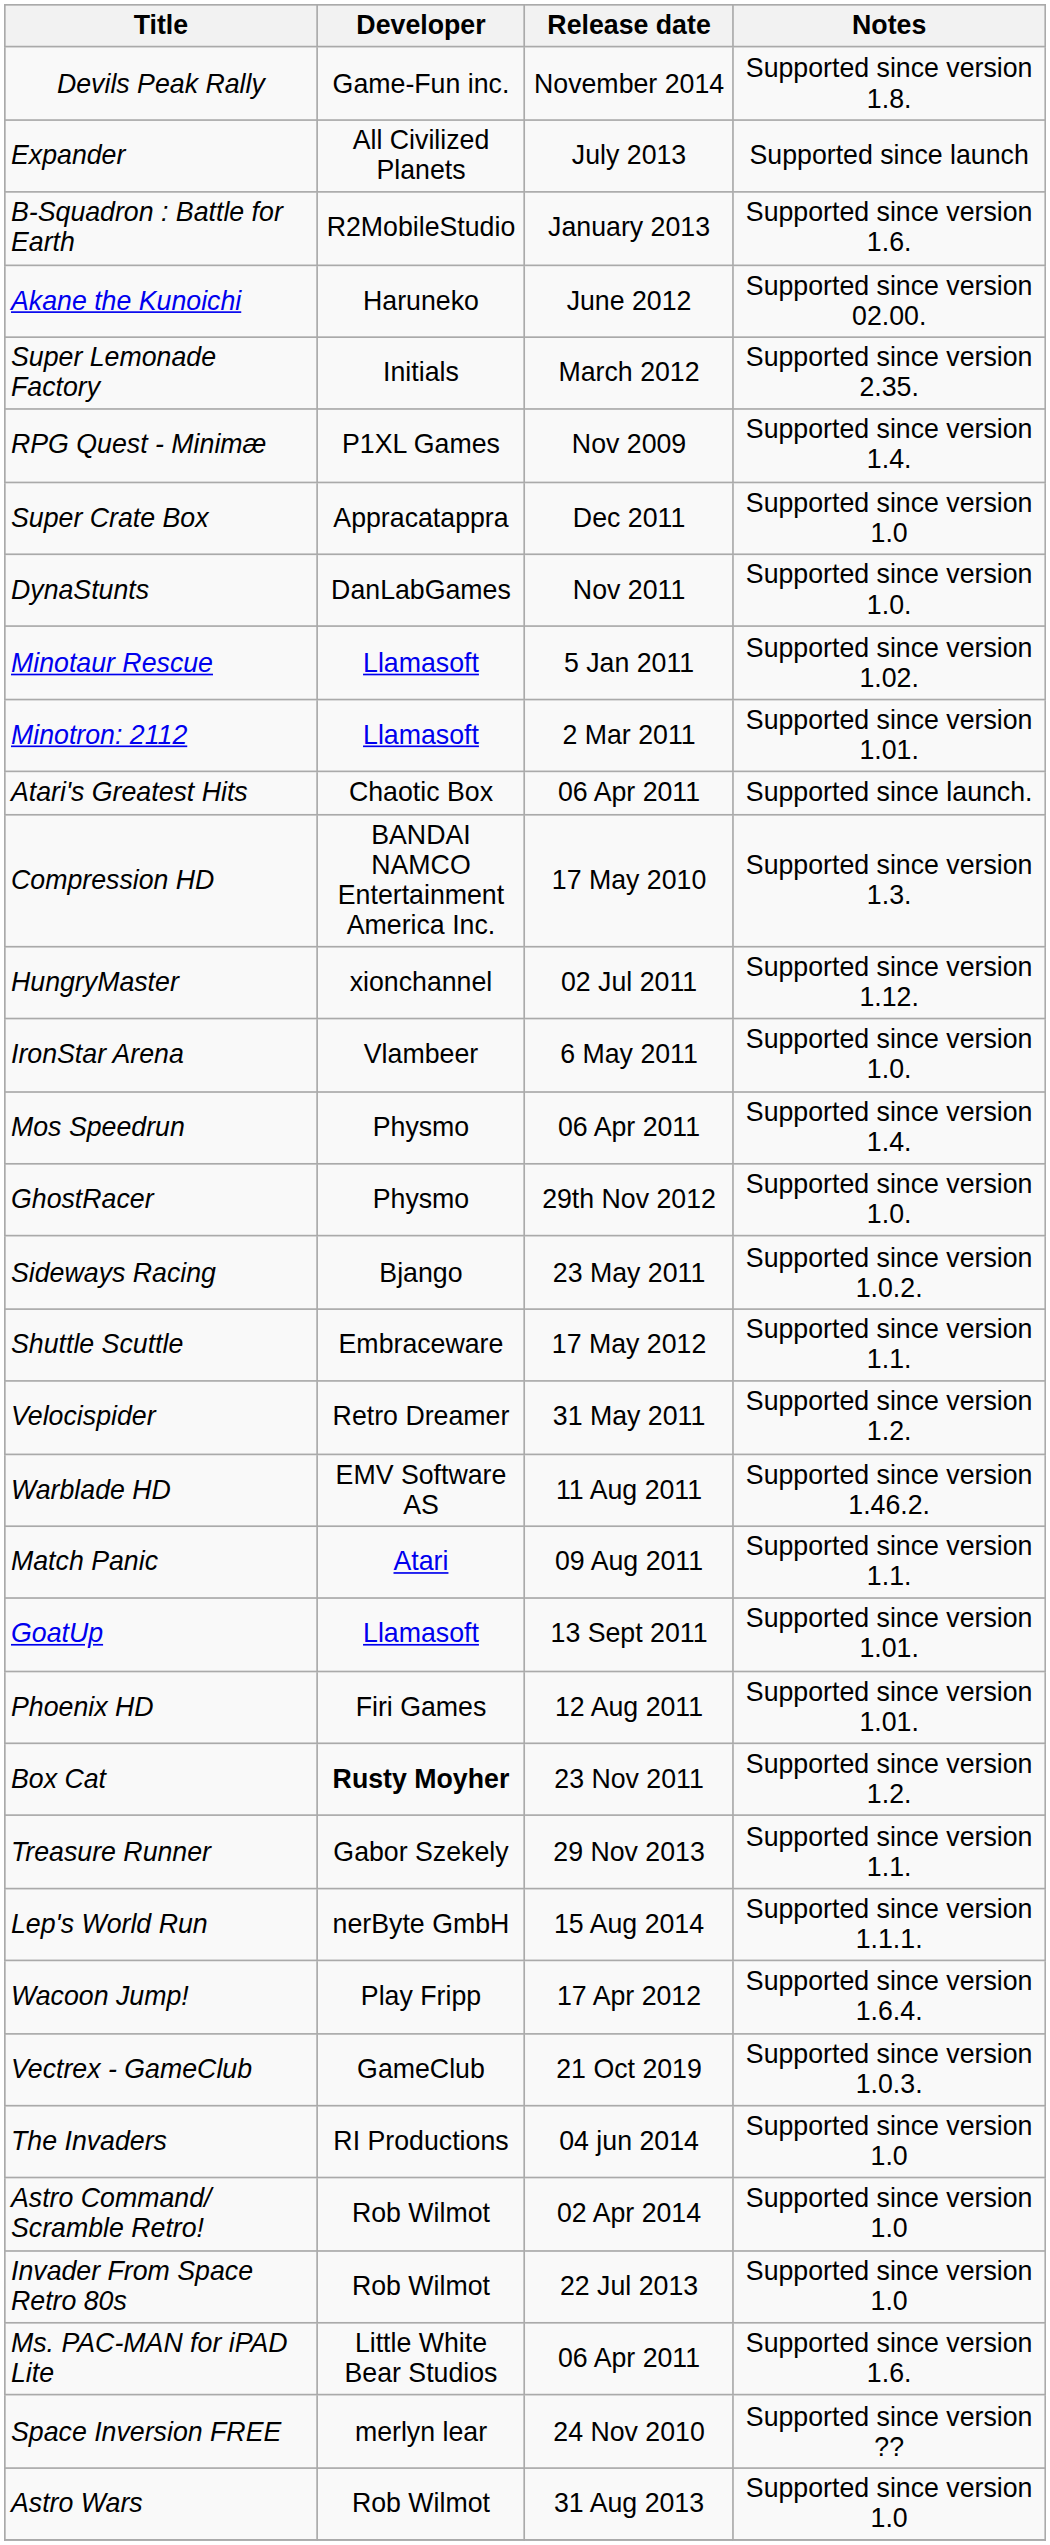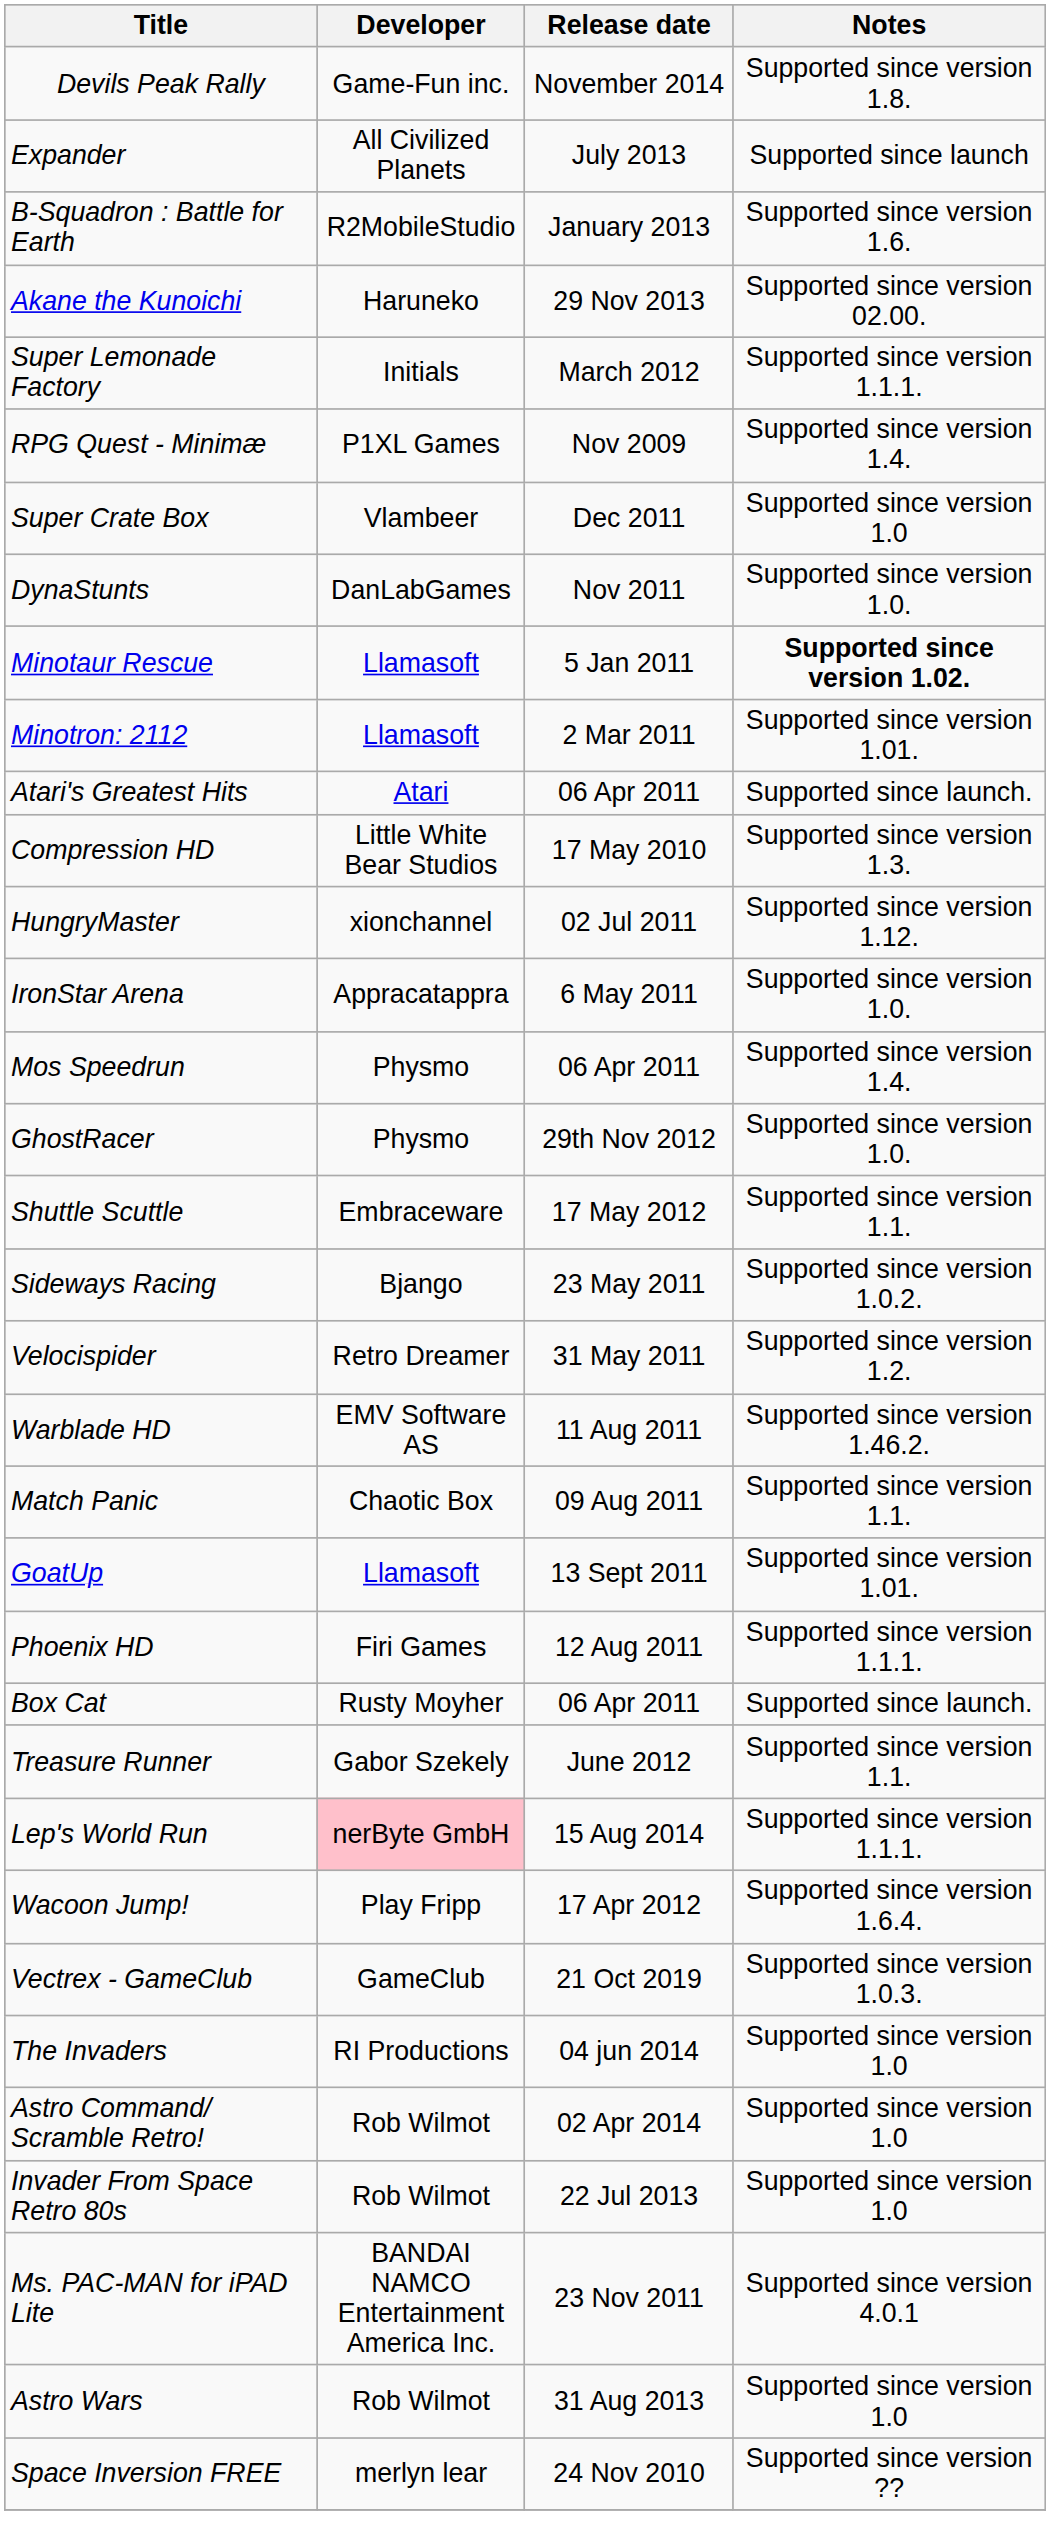(629, 300) June 2012 -> (629, 300) 29 Nov 2013
(889, 372) Supported since version 2.35. -> (889, 372) Supported since version 1.1.1.
(421, 517) Appracatappra -> (421, 517) Vlambeer
(889, 662) normal -> (889, 662) bold
(421, 792) Chaotic Box -> (421, 792) Atari
(421, 879) BANDAI NAMCO Entertainment America Inc. -> (421, 849) Little White Bear Studios
(421, 1054) Vlambeer -> (421, 994) Appracatappra
rows swapped: (97, 1344) <-> (113, 1272)
(421, 1561) Atari -> (421, 1501) Chaotic Box
(889, 1706) Supported since version 1.01. -> (889, 1646) Supported since version 1.1.1.
(421, 1779) bold -> (421, 1704) normal
(629, 1779) 23 Nov 2011 -> (629, 1704) 06 Apr 2011
(889, 1779) Supported since version 1.2. -> (889, 1704) Supported since launch.
(629, 1851) 29 Nov 2013 -> (629, 1761) June 2012
(421, 1924) no background -> (421, 1833) pink background
(421, 2358) Little White Bear Studios -> (421, 2298) BANDAI NAMCO Entertainment America Inc.
(629, 2358) 06 Apr 2011 -> (629, 2298) 23 Nov 2011
(889, 2358) Supported since version 1.6. -> (889, 2298) Supported since version 4.0.1
rows swapped: (146, 2431) <-> (77, 2503)
